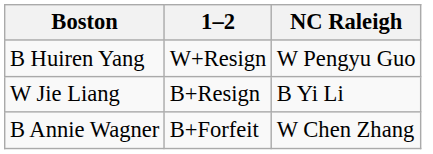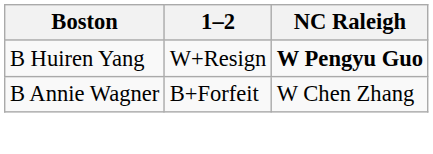(346, 58) normal -> (350, 58) bold
- row: (65, 93)
